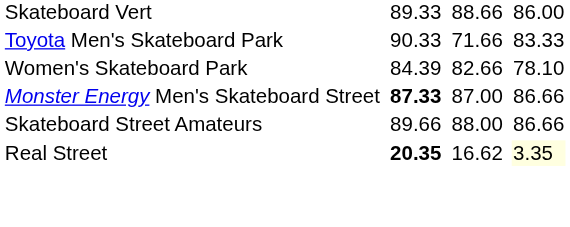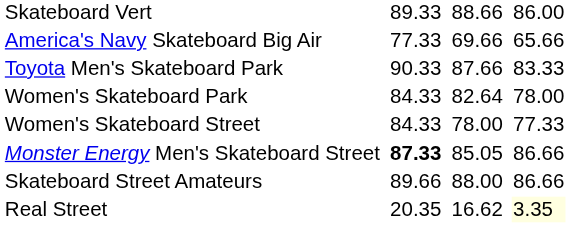+ row: (163, 40)
(477, 40) 71.66 -> (477, 68) 87.66
(416, 68) 84.39 -> (416, 96) 84.33
(477, 68) 82.66 -> (477, 96) 82.64
(539, 68) 78.10 -> (539, 96) 78.00
+ row: (132, 124)
(477, 96) 87.00 -> (477, 153) 85.05
(416, 153) bold -> (416, 209) normal
